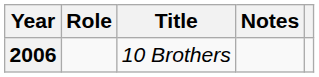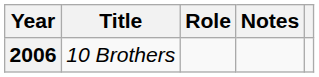columns swapped: (176, 21) <-> (89, 21)
